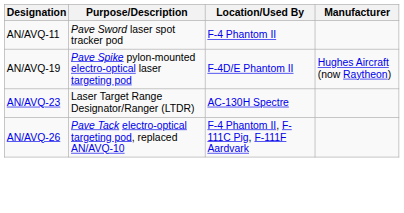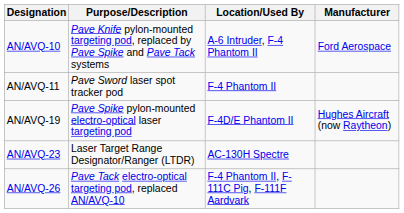+ row: (34, 46)
